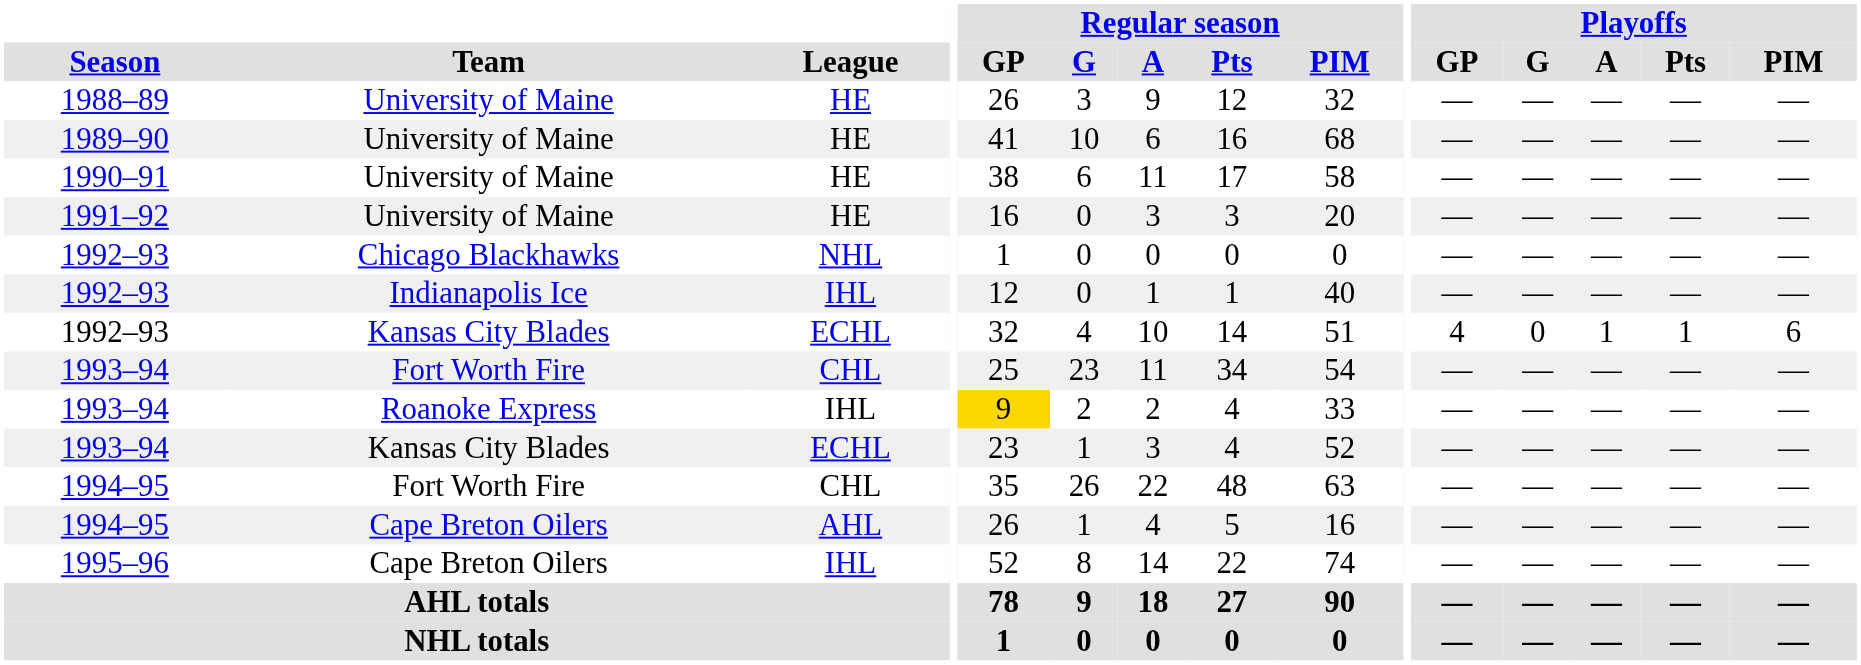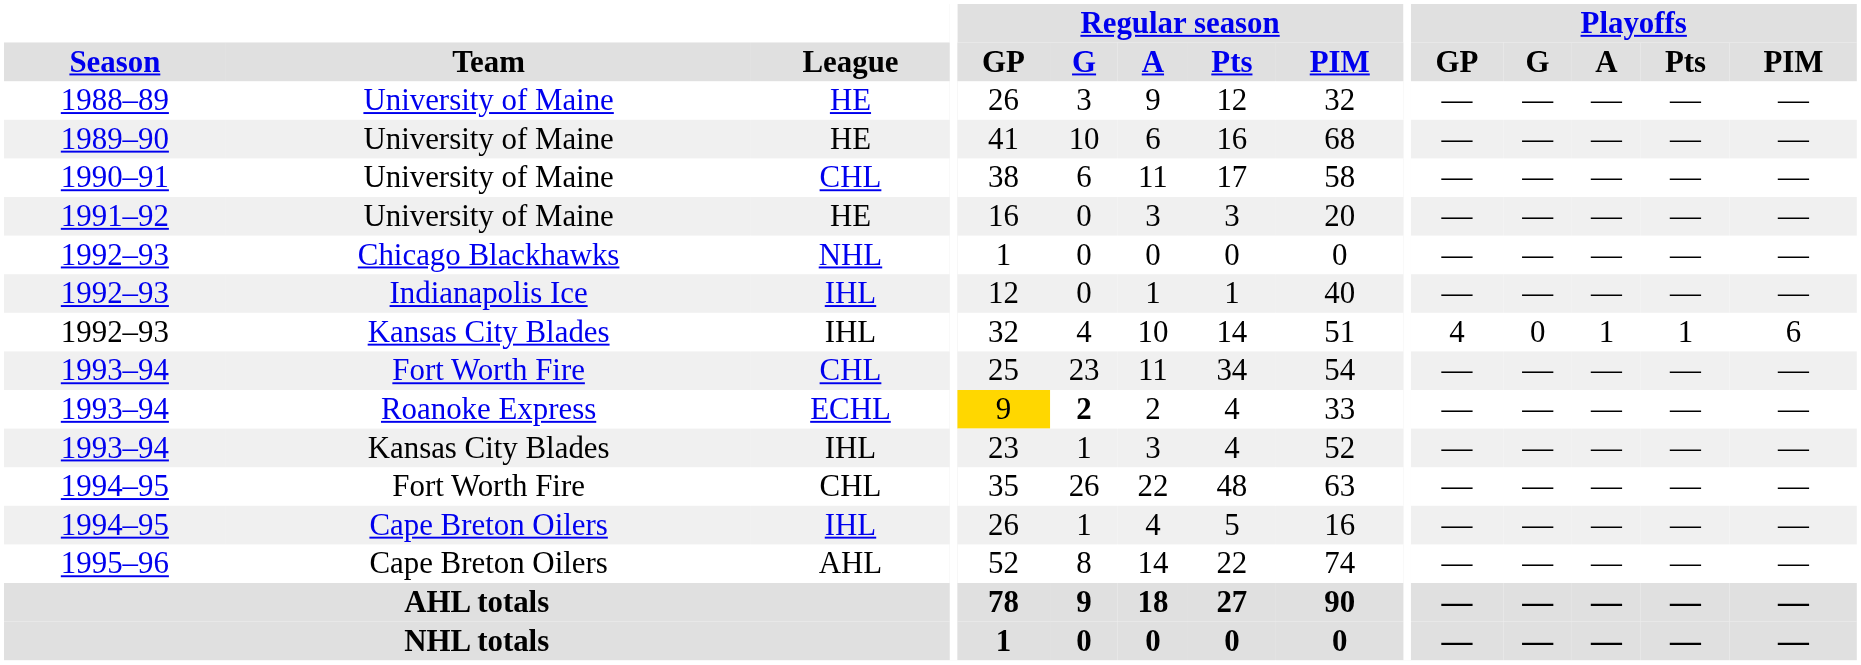(850, 177) HE -> (850, 177) CHL
(850, 331) ECHL -> (850, 331) IHL
(850, 408) IHL -> (850, 408) ECHL
(1084, 408) normal -> (1084, 408) bold
(850, 447) ECHL -> (850, 447) IHL
(850, 524) AHL -> (850, 524) IHL
(850, 563) IHL -> (850, 563) AHL
